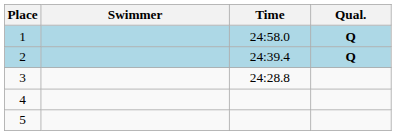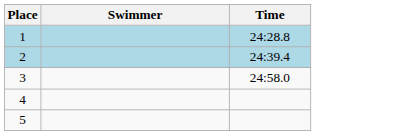- column: (351, 15)
(270, 36) 24:58.0 -> (270, 36) 24:28.8
(270, 78) 24:28.8 -> (270, 78) 24:58.0
